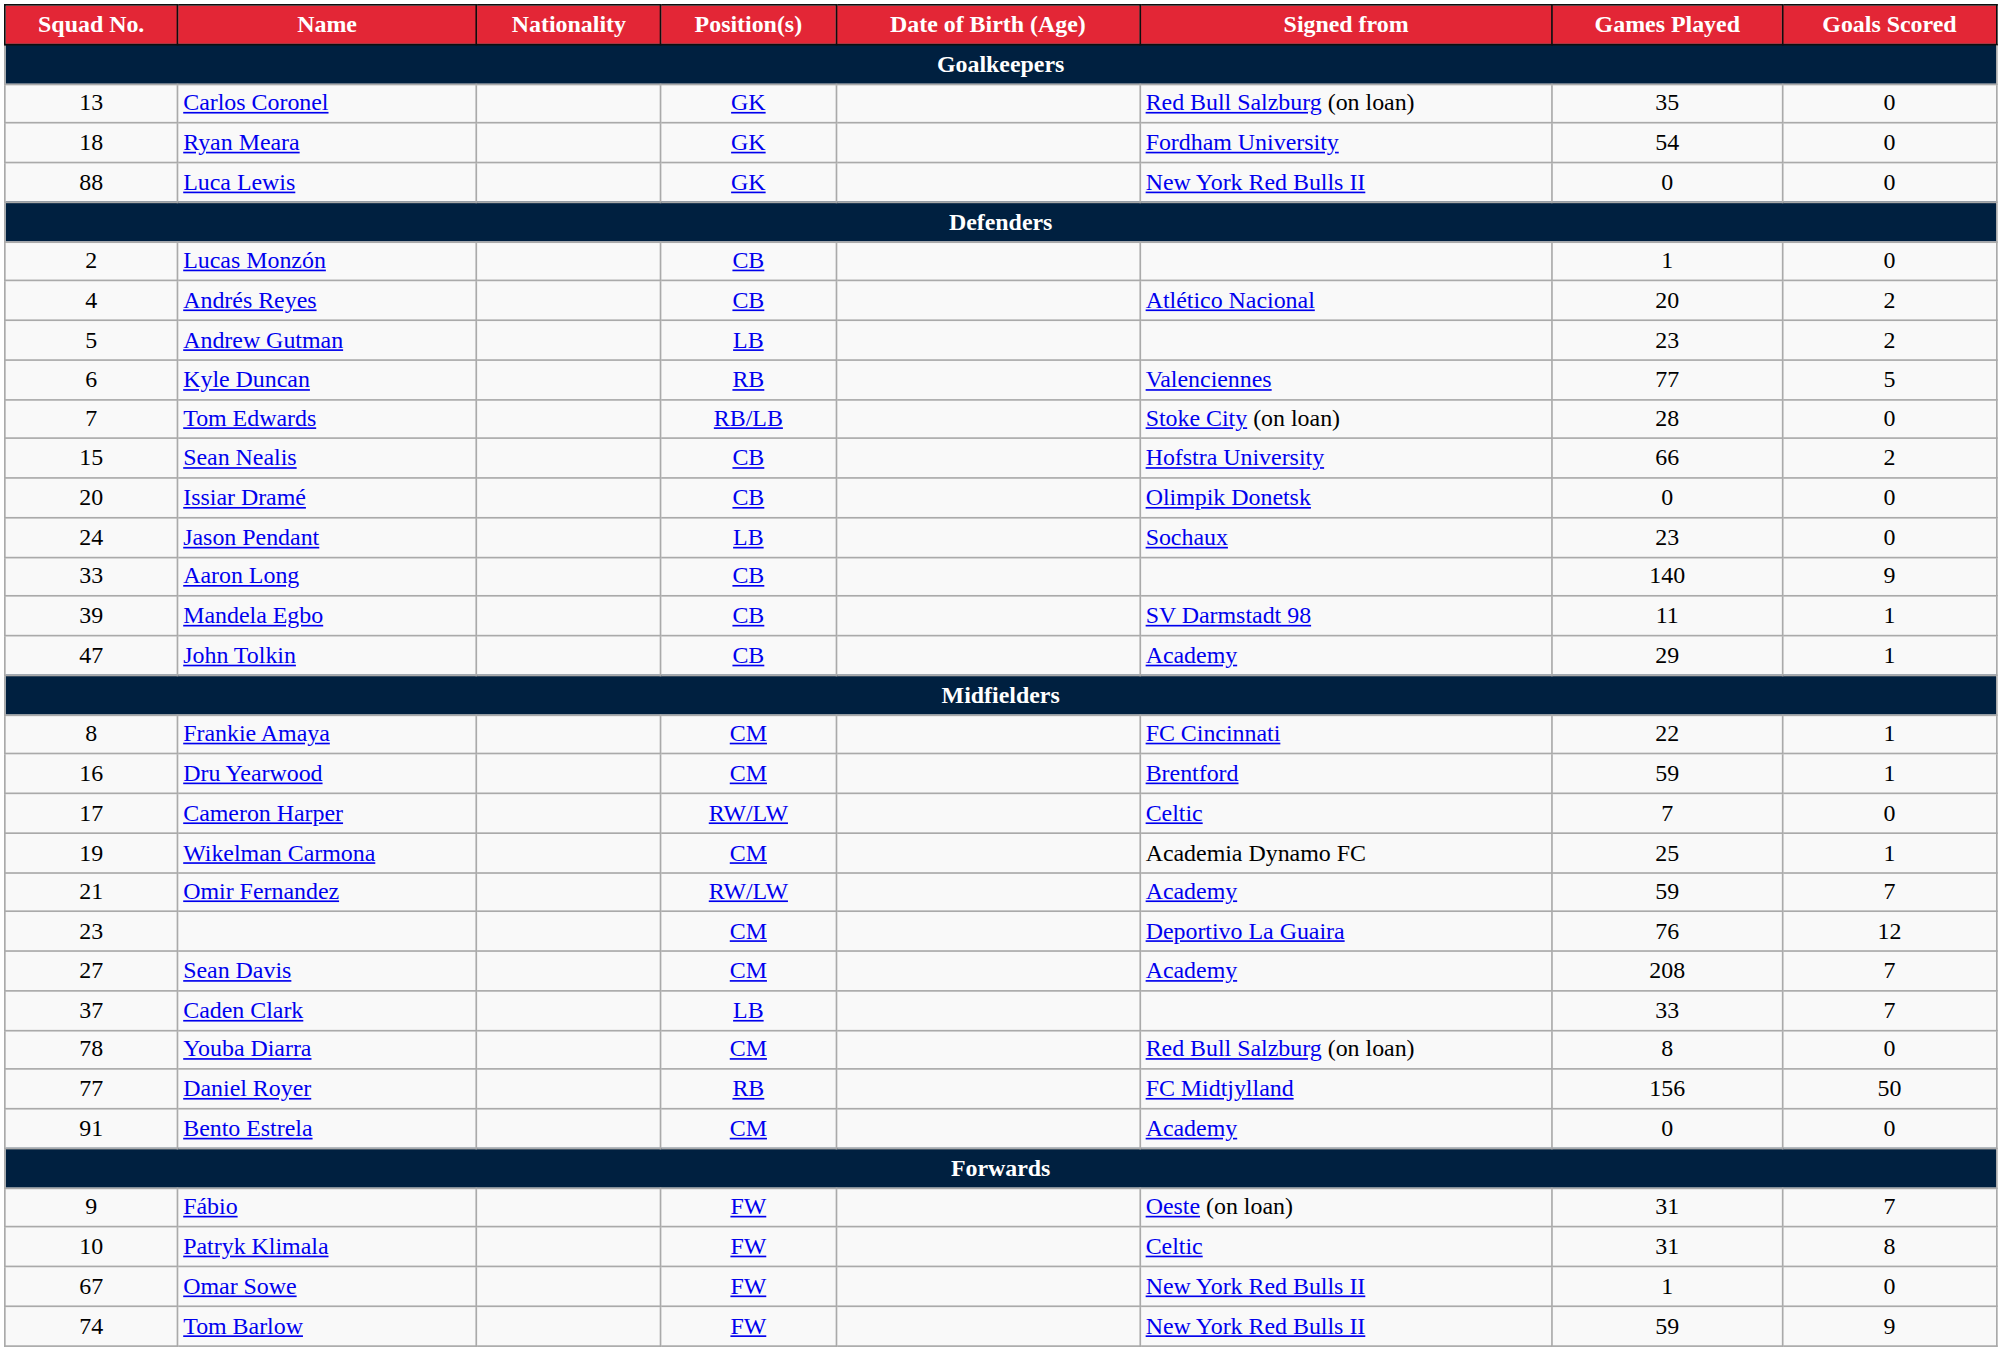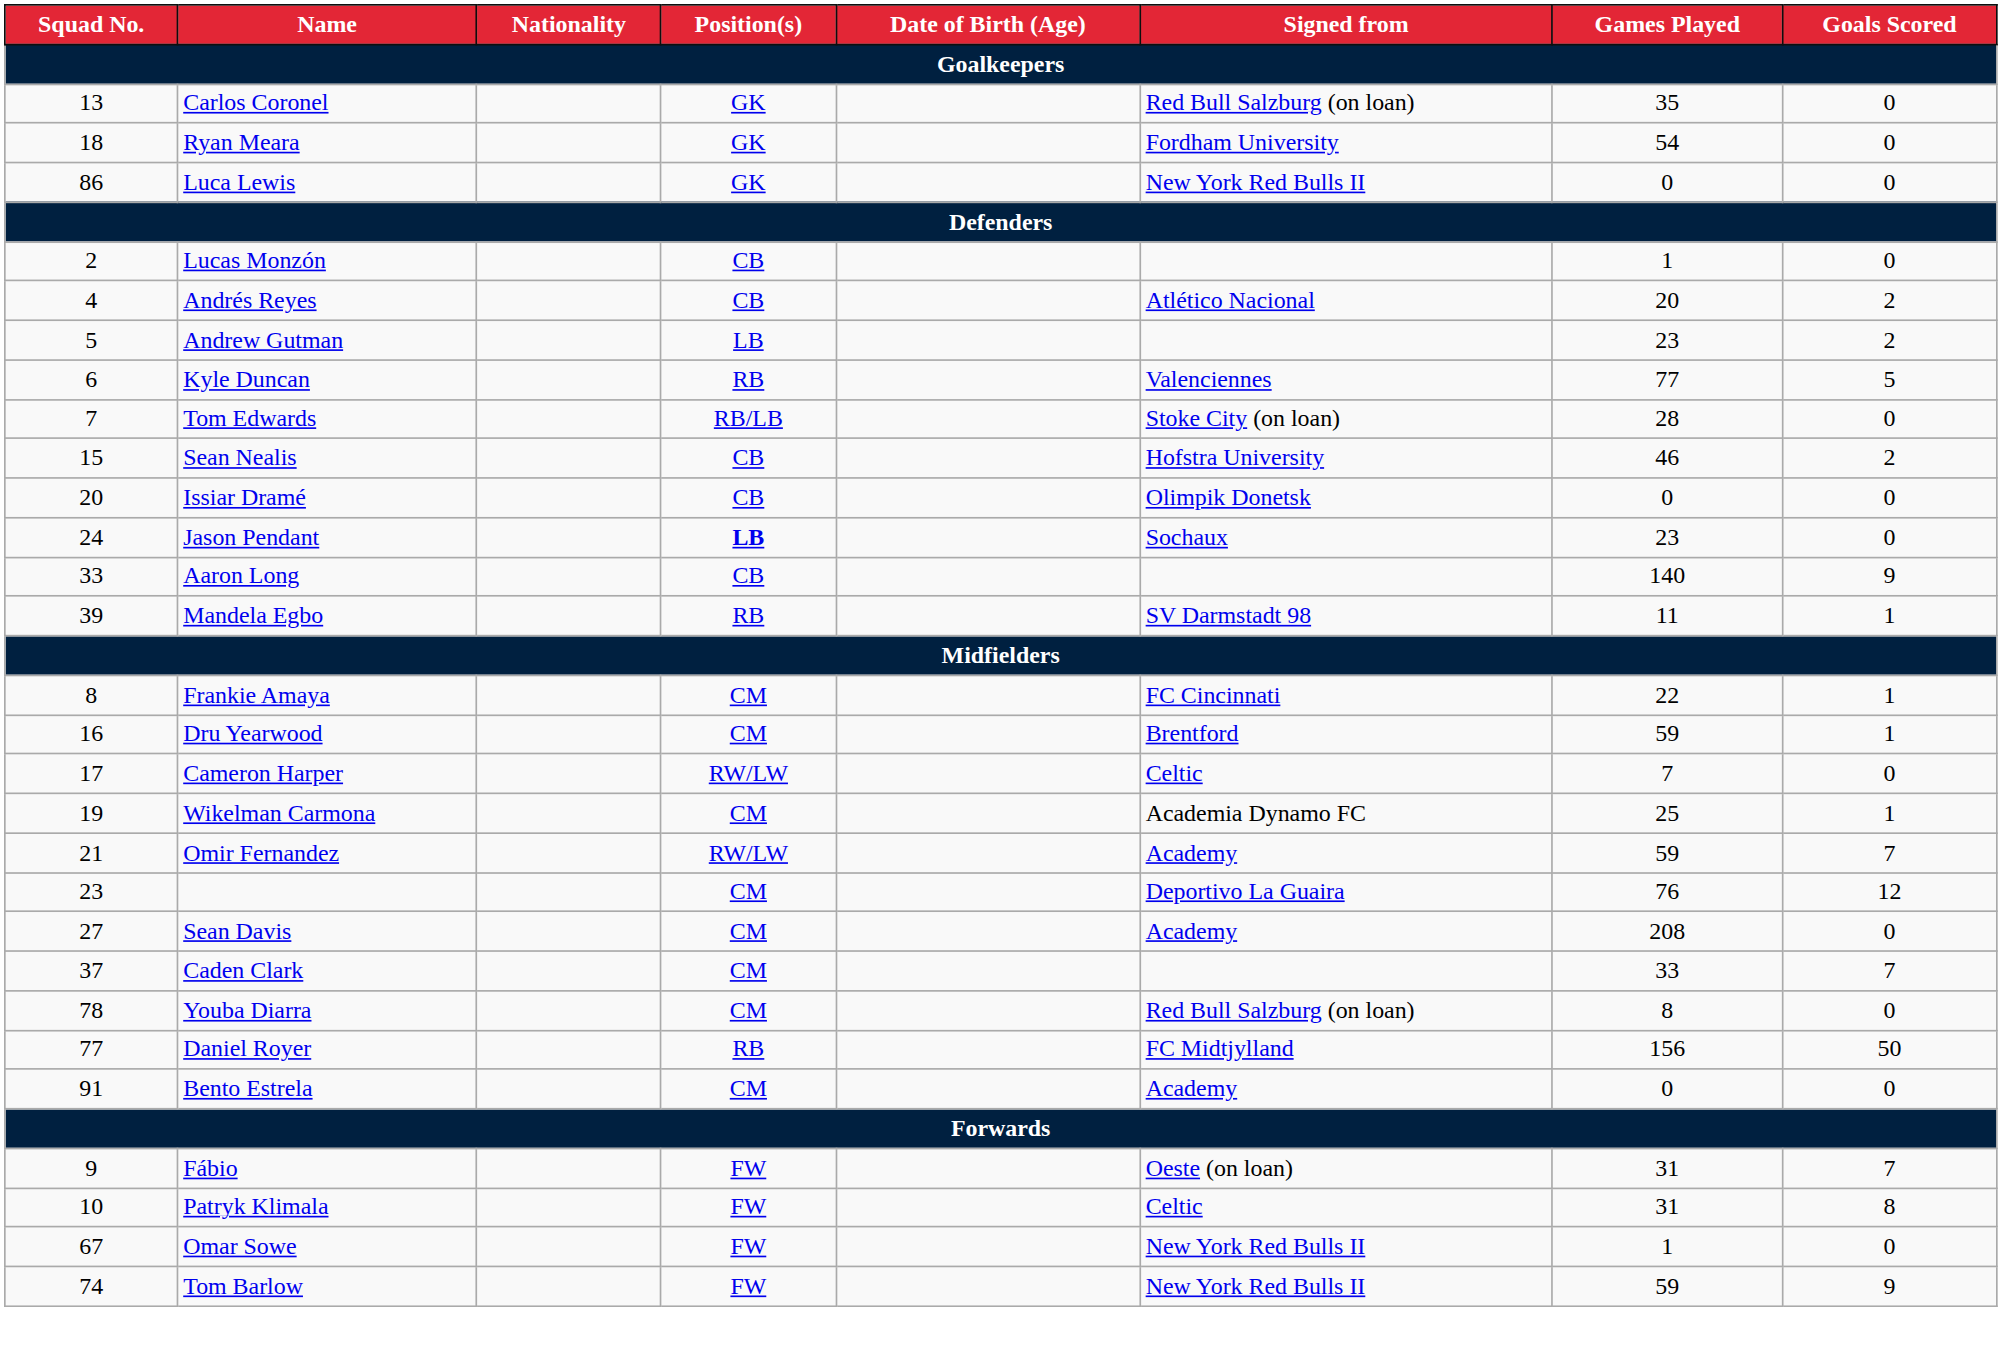(91, 182) 88 -> (91, 182) 86
(1667, 458) 66 -> (1667, 458) 46
(748, 537) normal -> (748, 537) bold
(748, 615) CB -> (748, 615) RB
- row: (240, 655)
(1889, 970) 7 -> (1889, 931) 0
(748, 1010) LB -> (748, 970) CM
